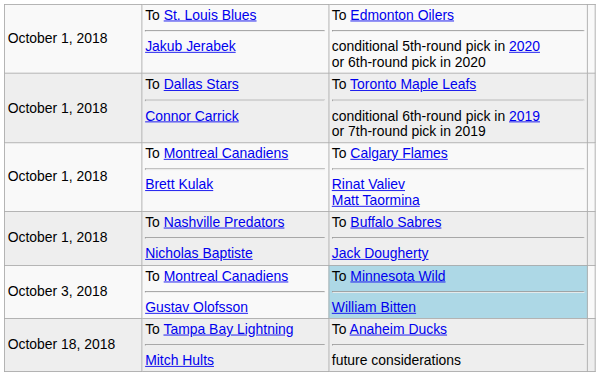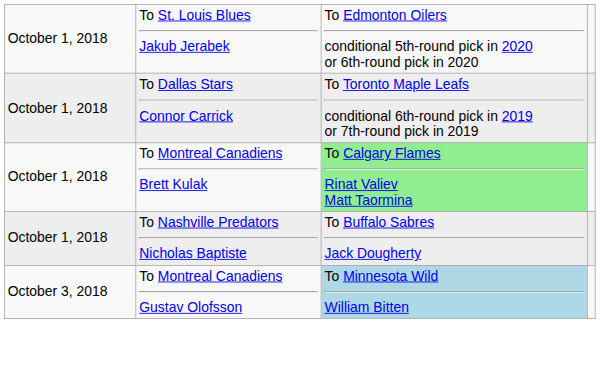(458, 177) no background -> (454, 177) lightgreen background
- row: (235, 345)
